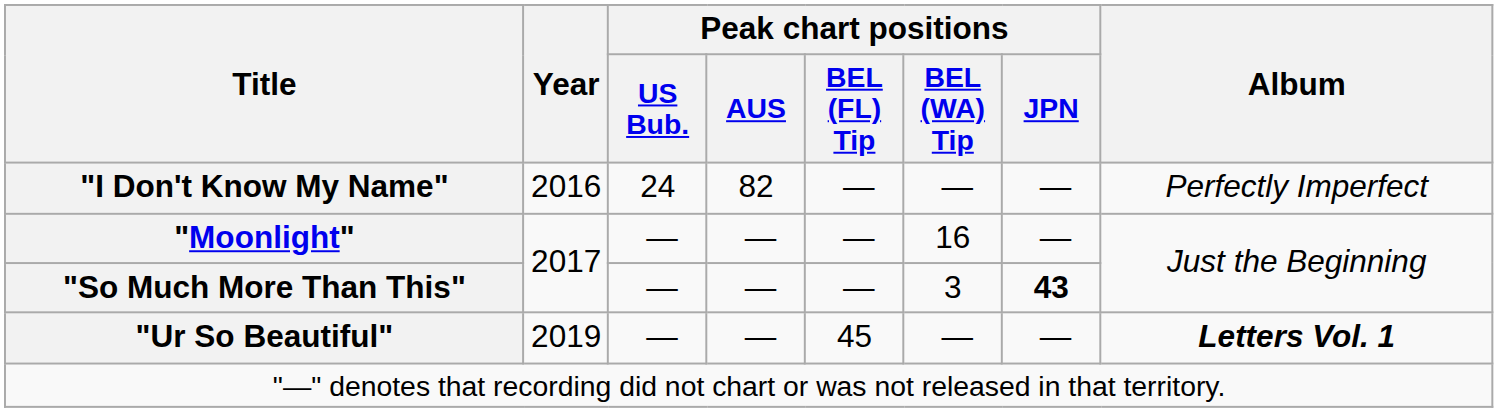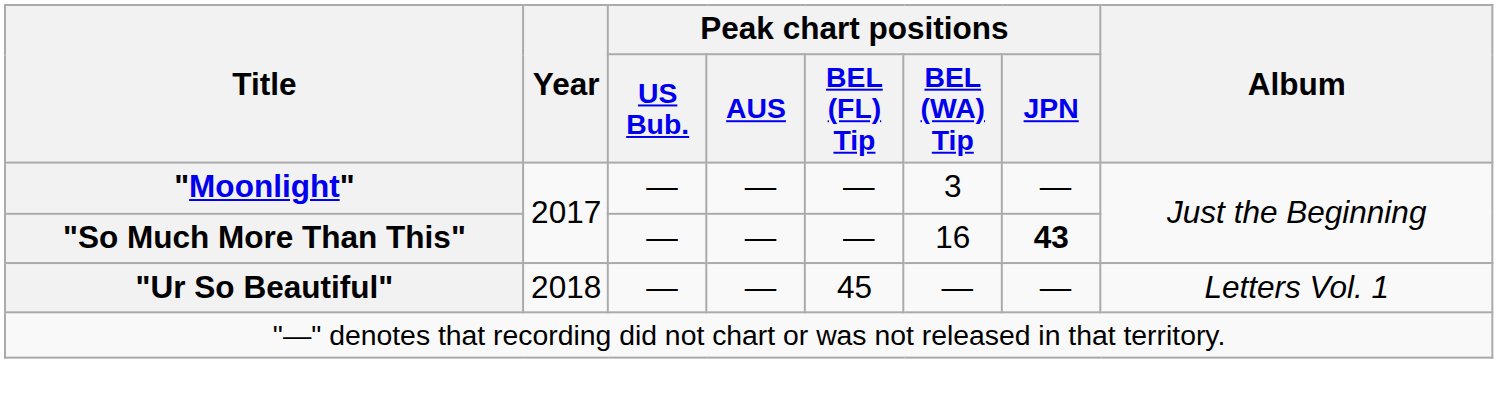- row: (264, 187)
(953, 237) 16 -> (953, 187) 3
(953, 287) 3 -> (953, 237) 16
(566, 337) 2019 -> (566, 287) 2018
(1297, 337) bold -> (1297, 287) normal
